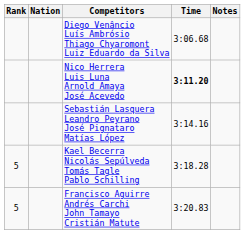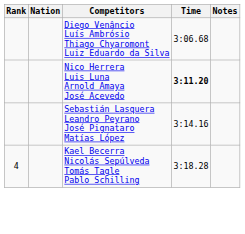(16, 166) 5 -> (16, 166) 4
- row: (107, 208)
